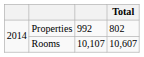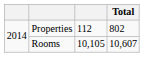(85, 28) 992 -> (84, 28) 112
(91, 44) 10,107 -> (91, 44) 10,105
